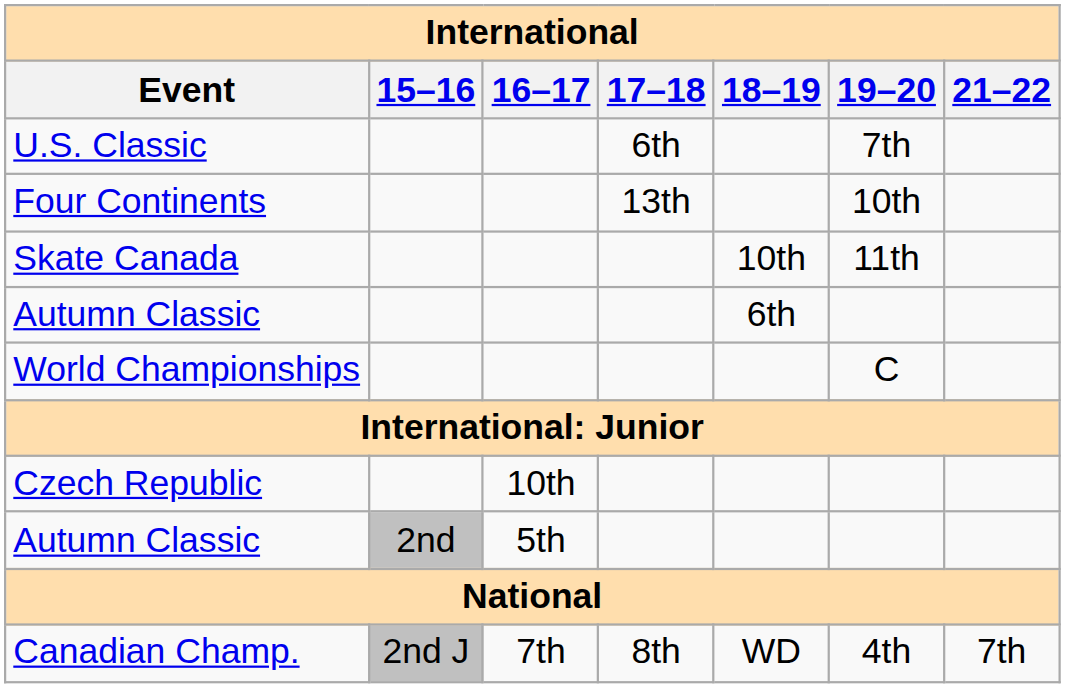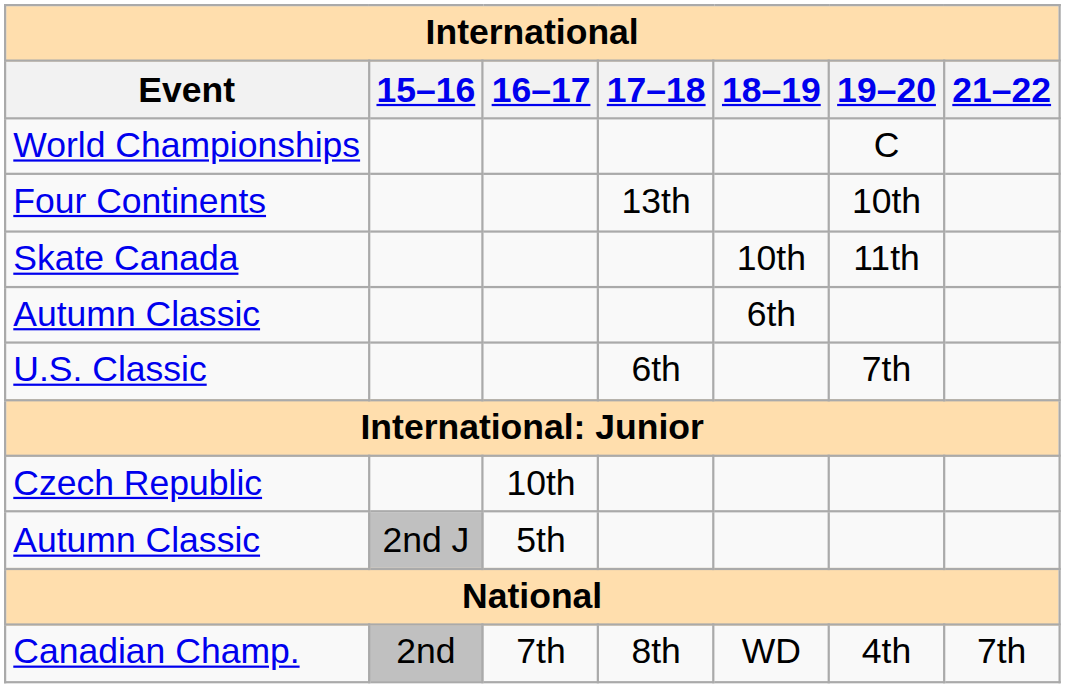rows swapped: (187, 370) <-> (110, 145)
(426, 539) 2nd -> (426, 539) 2nd J
(426, 652) 2nd J -> (426, 652) 2nd
